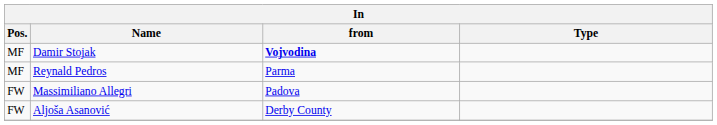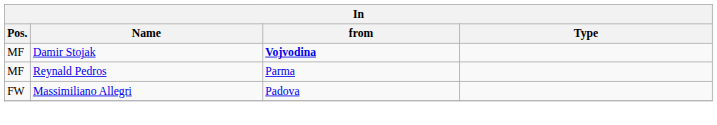- row: (71, 110)
